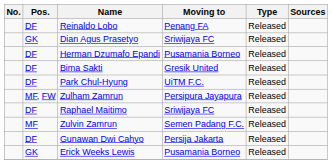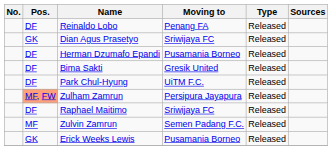(40, 96) no background -> (40, 96) lightsalmon background
- row: (102, 139)
